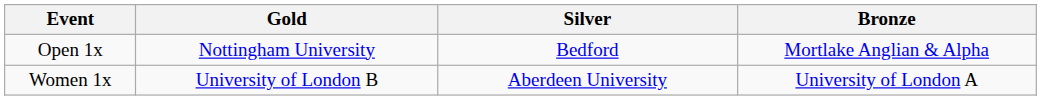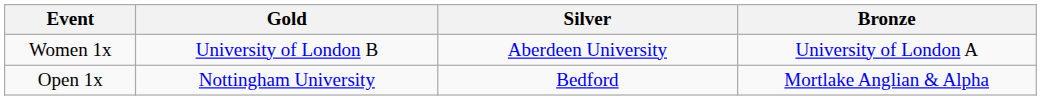rows swapped: (70, 49) <-> (70, 79)
